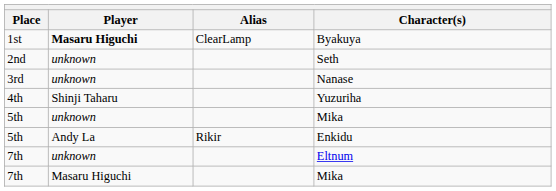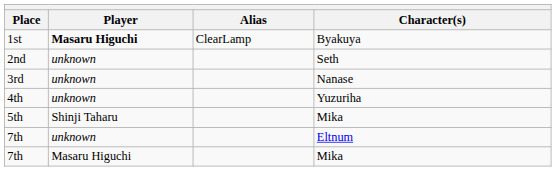(85, 98) Shinji Taharu -> (74, 98) unknown
(74, 117) unknown -> (85, 117) Shinji Taharu
- row: (15, 137)
